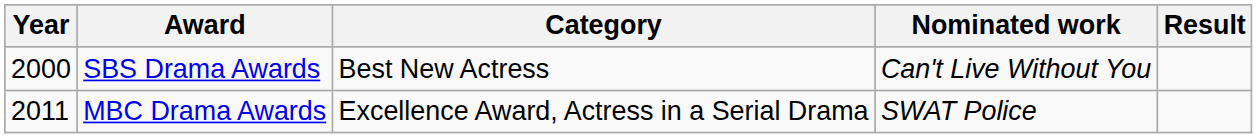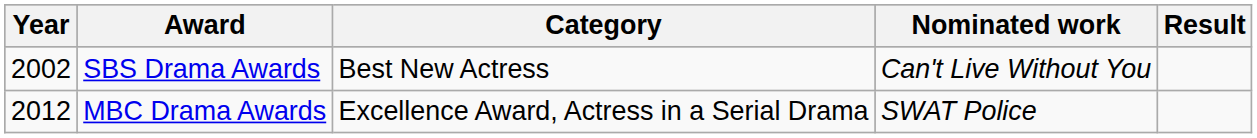(41, 68) 2000 -> (41, 68) 2002
(40, 111) 2011 -> (41, 111) 2012
